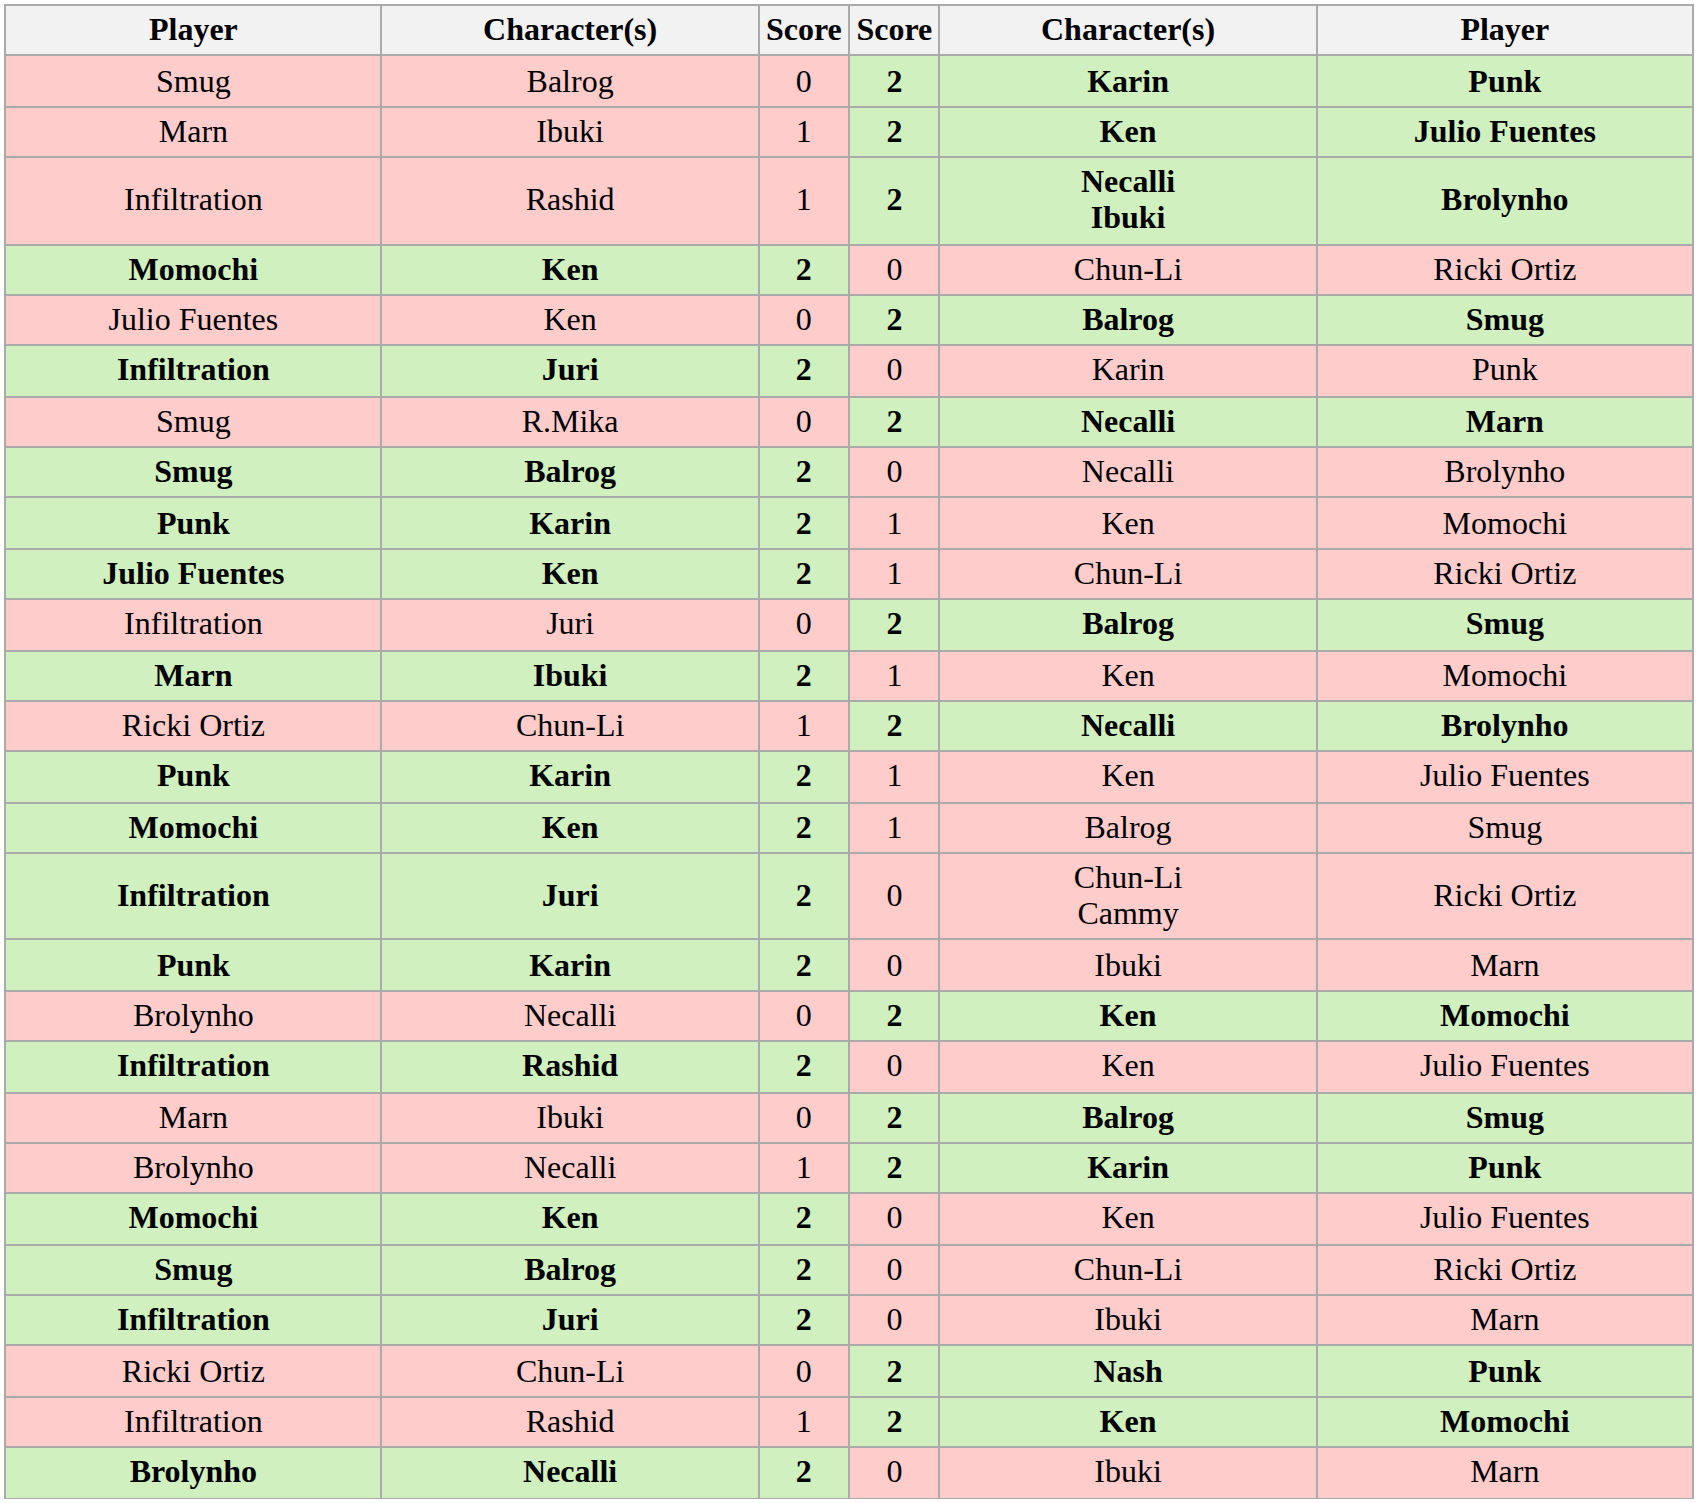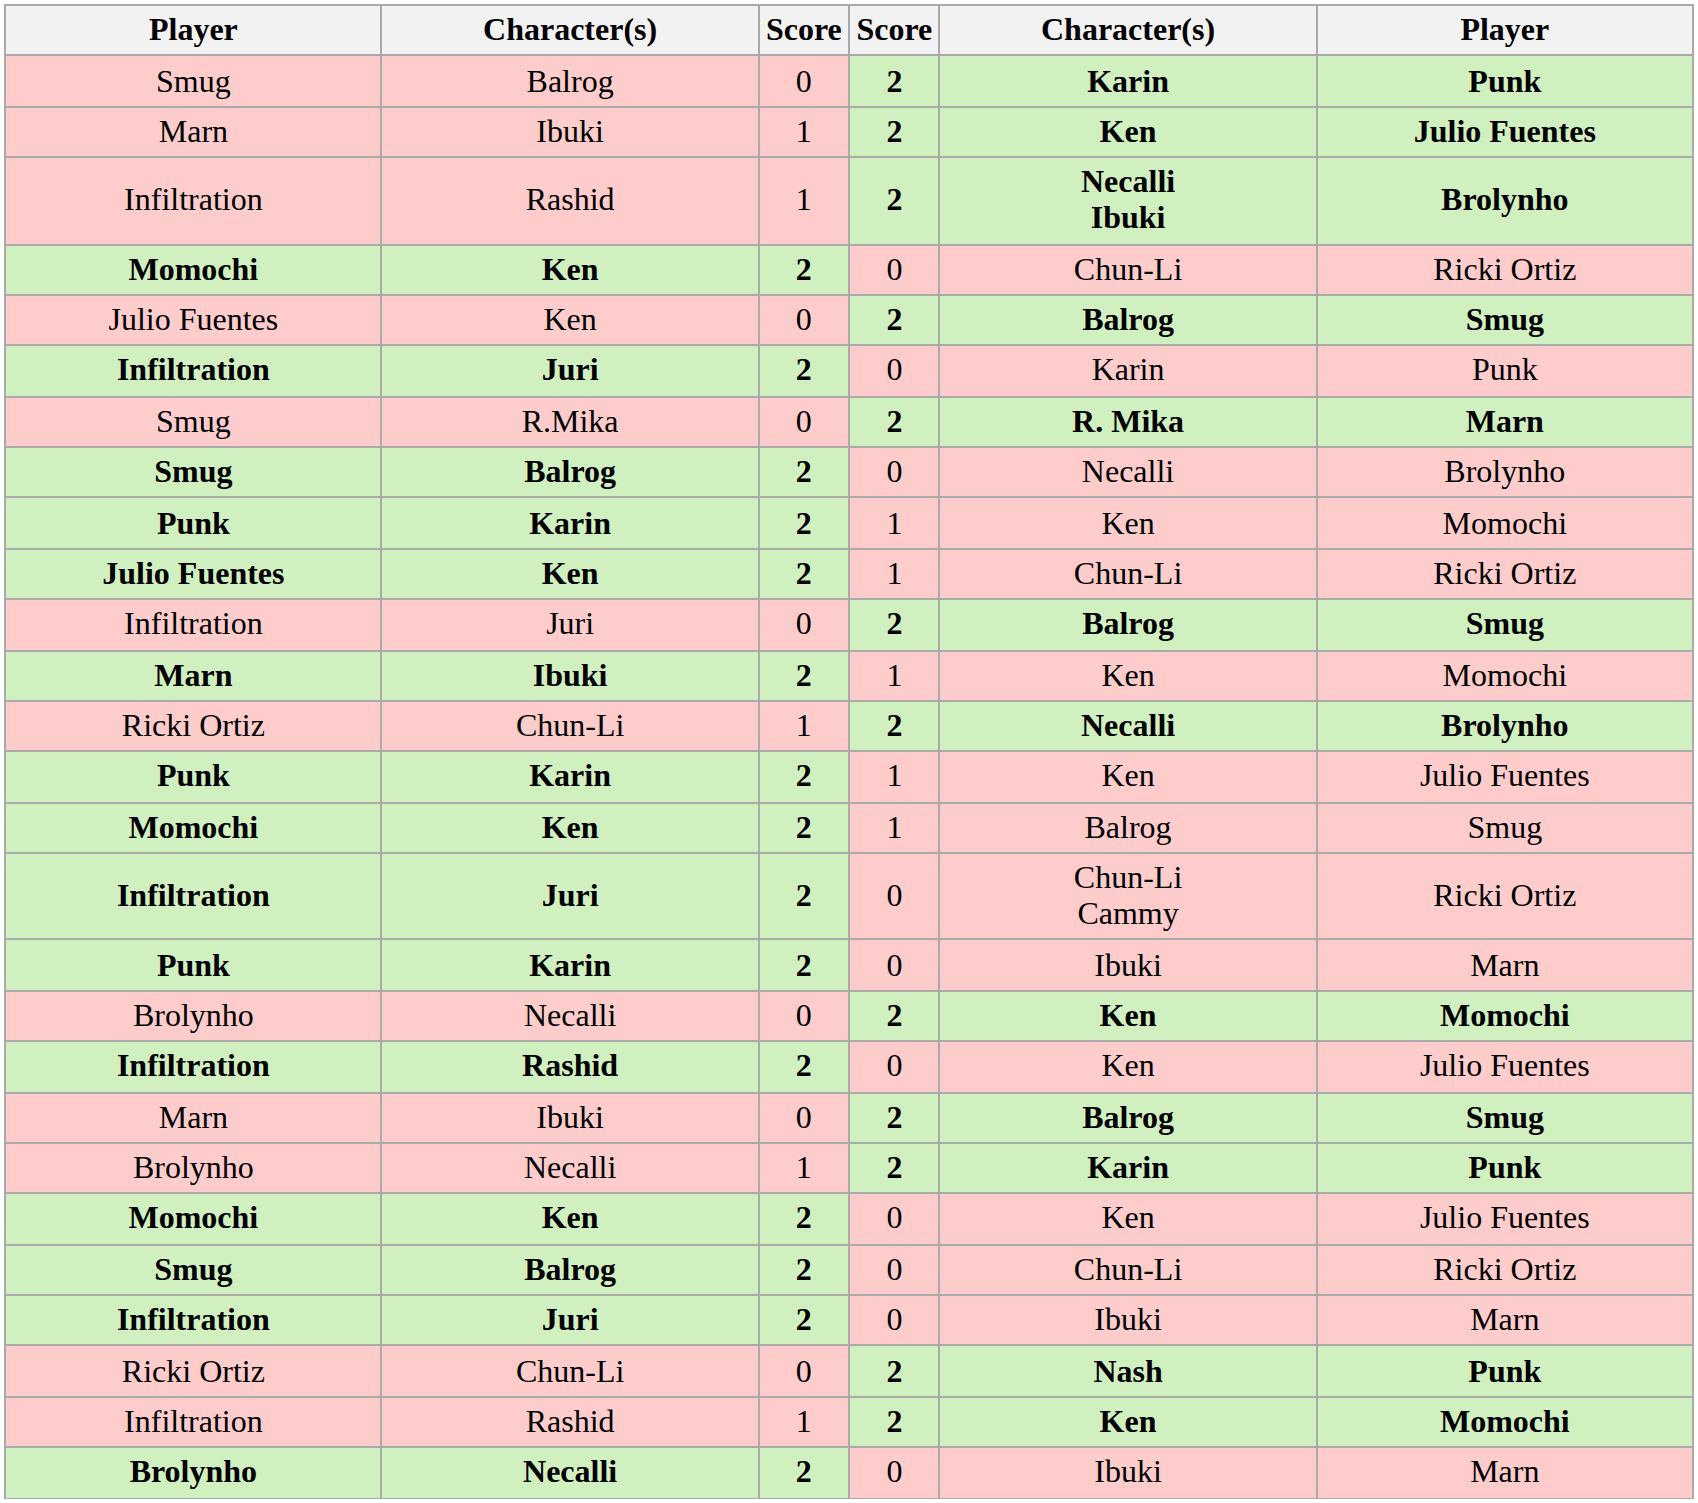(1128, 421) Necalli -> (1128, 421) R. Mika
